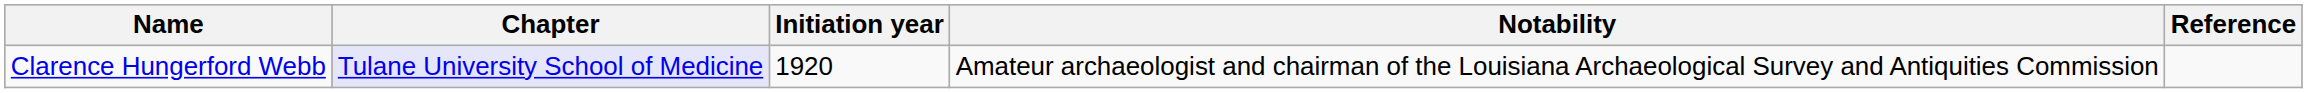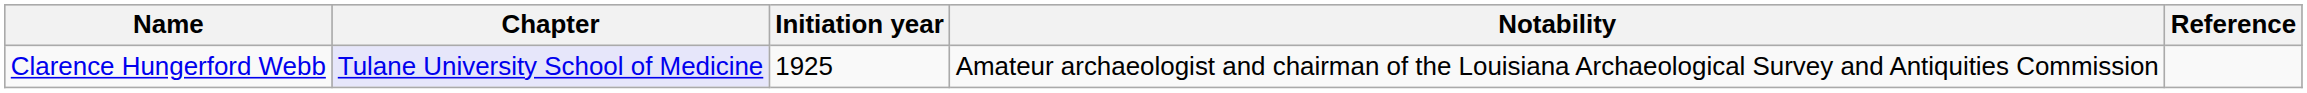(804, 66) 1920 -> (804, 66) 1925
